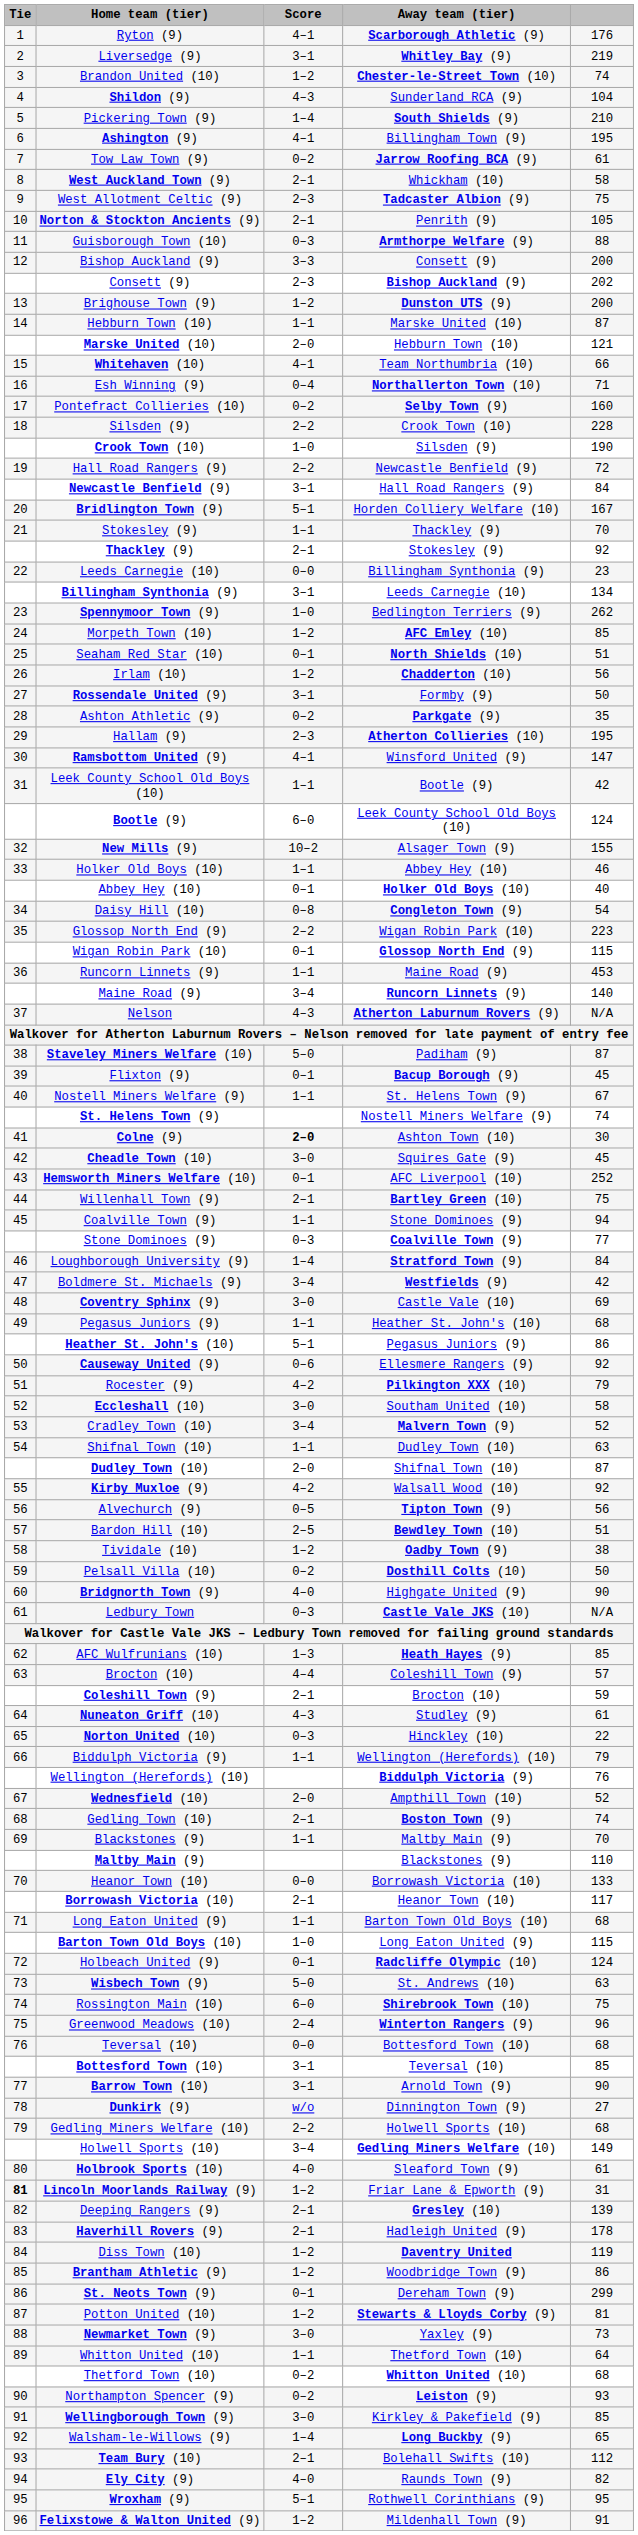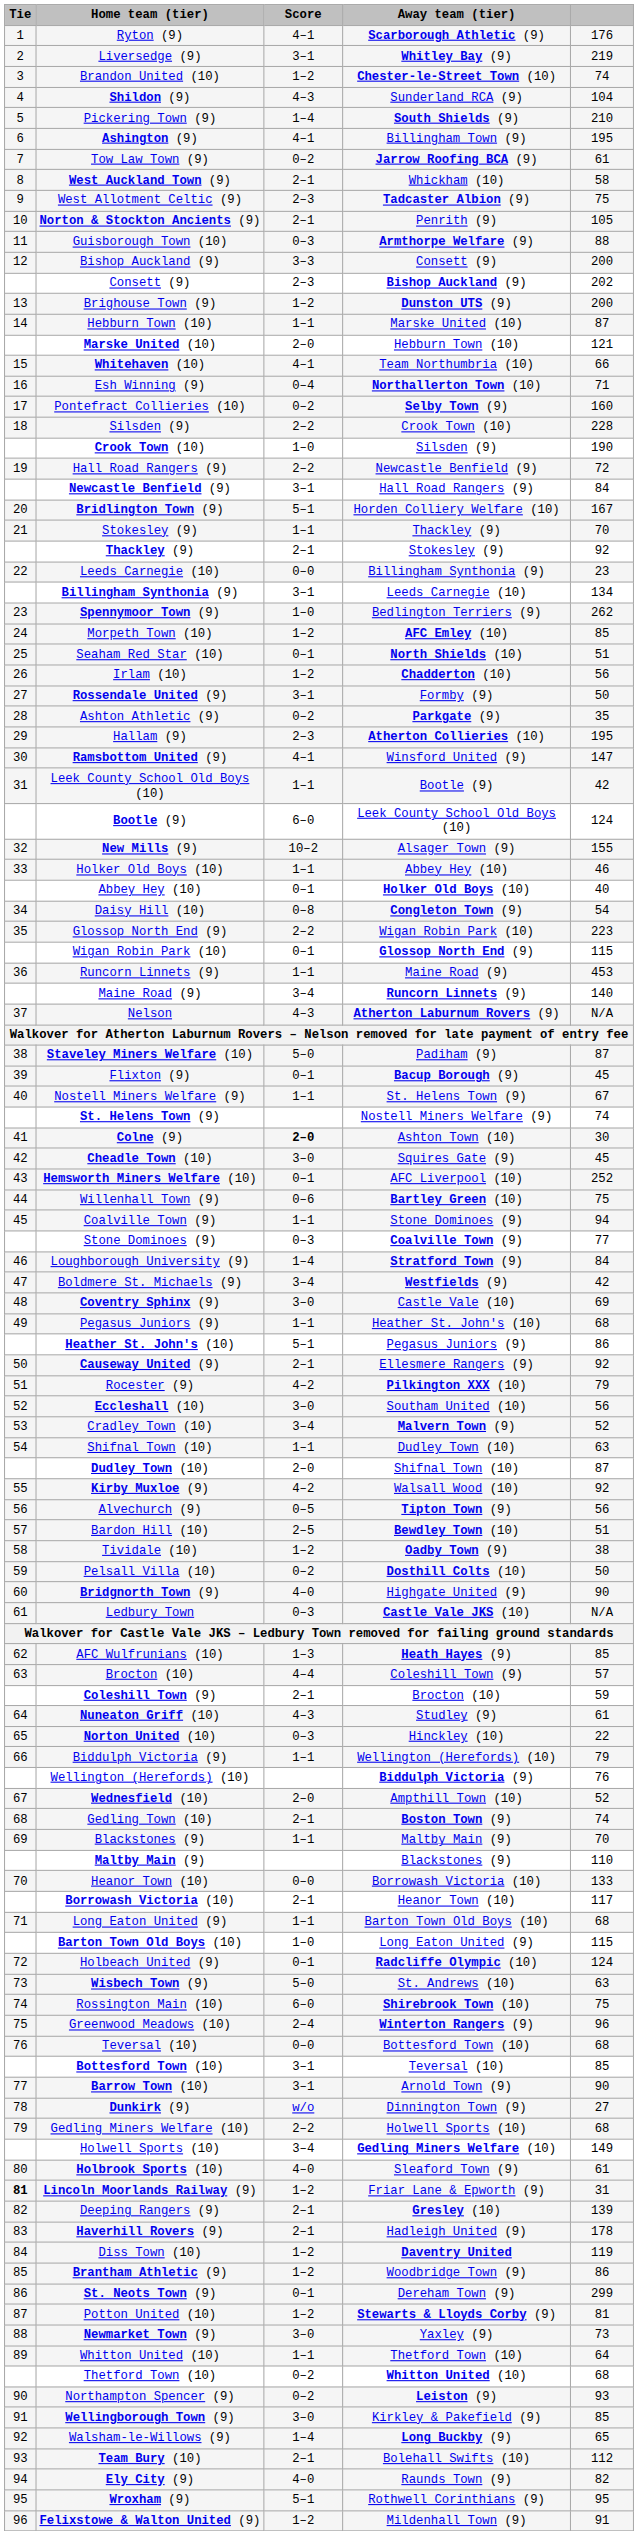(303, 1200) 2–1 -> (303, 1200) 0–6
(303, 1365) 0–6 -> (303, 1365) 2–1
(602, 1406) 58 -> (602, 1406) 56
